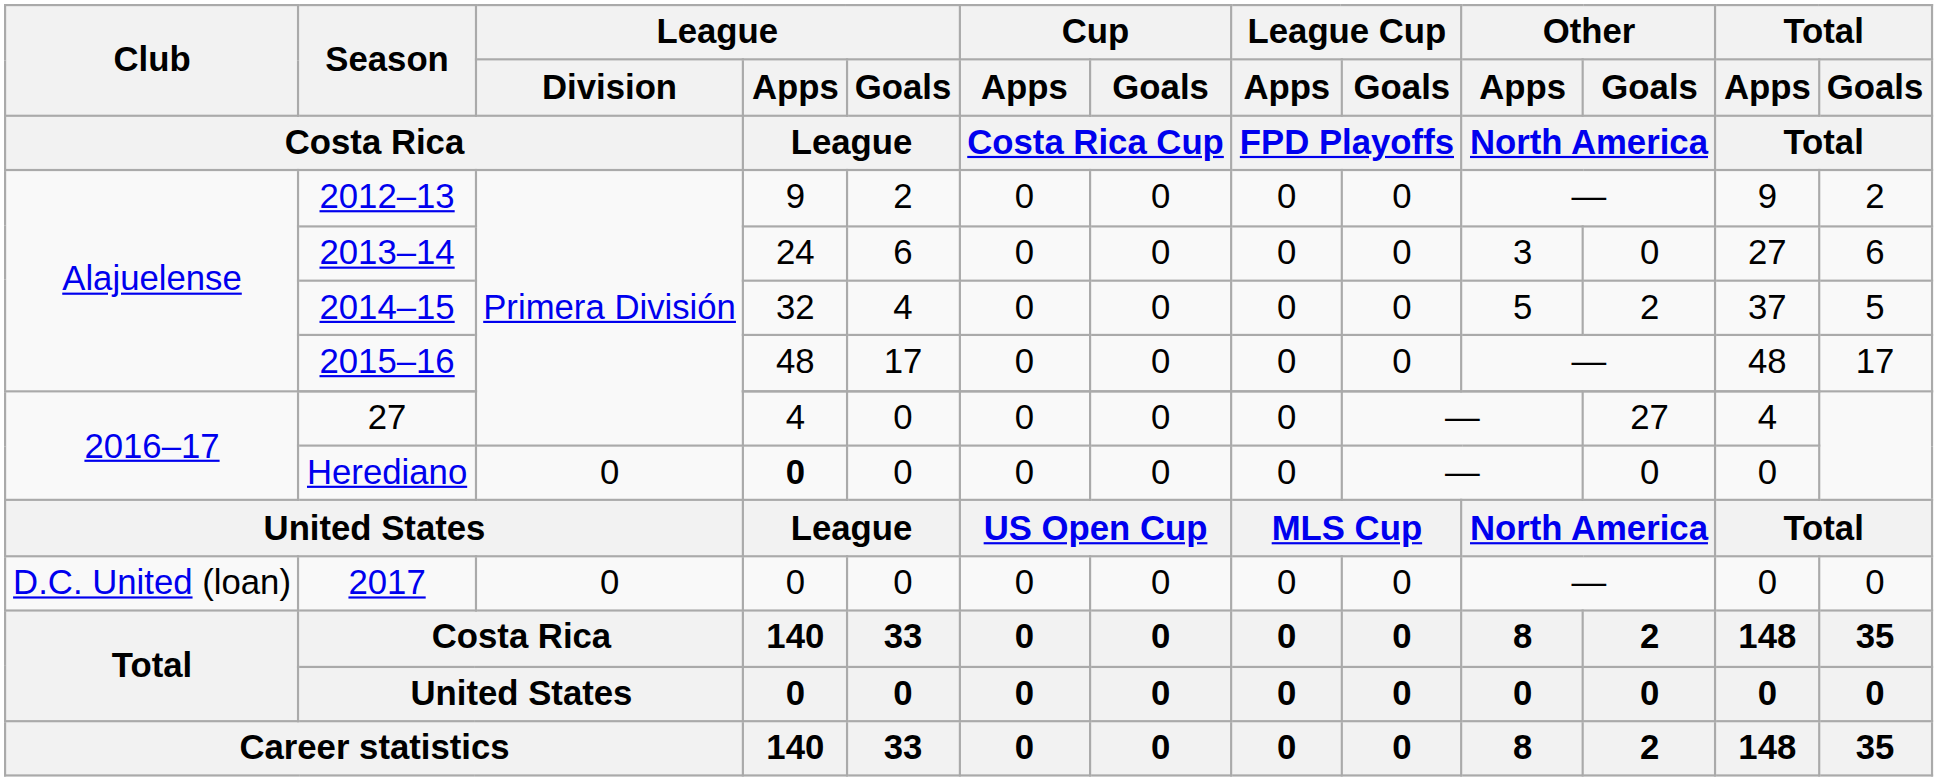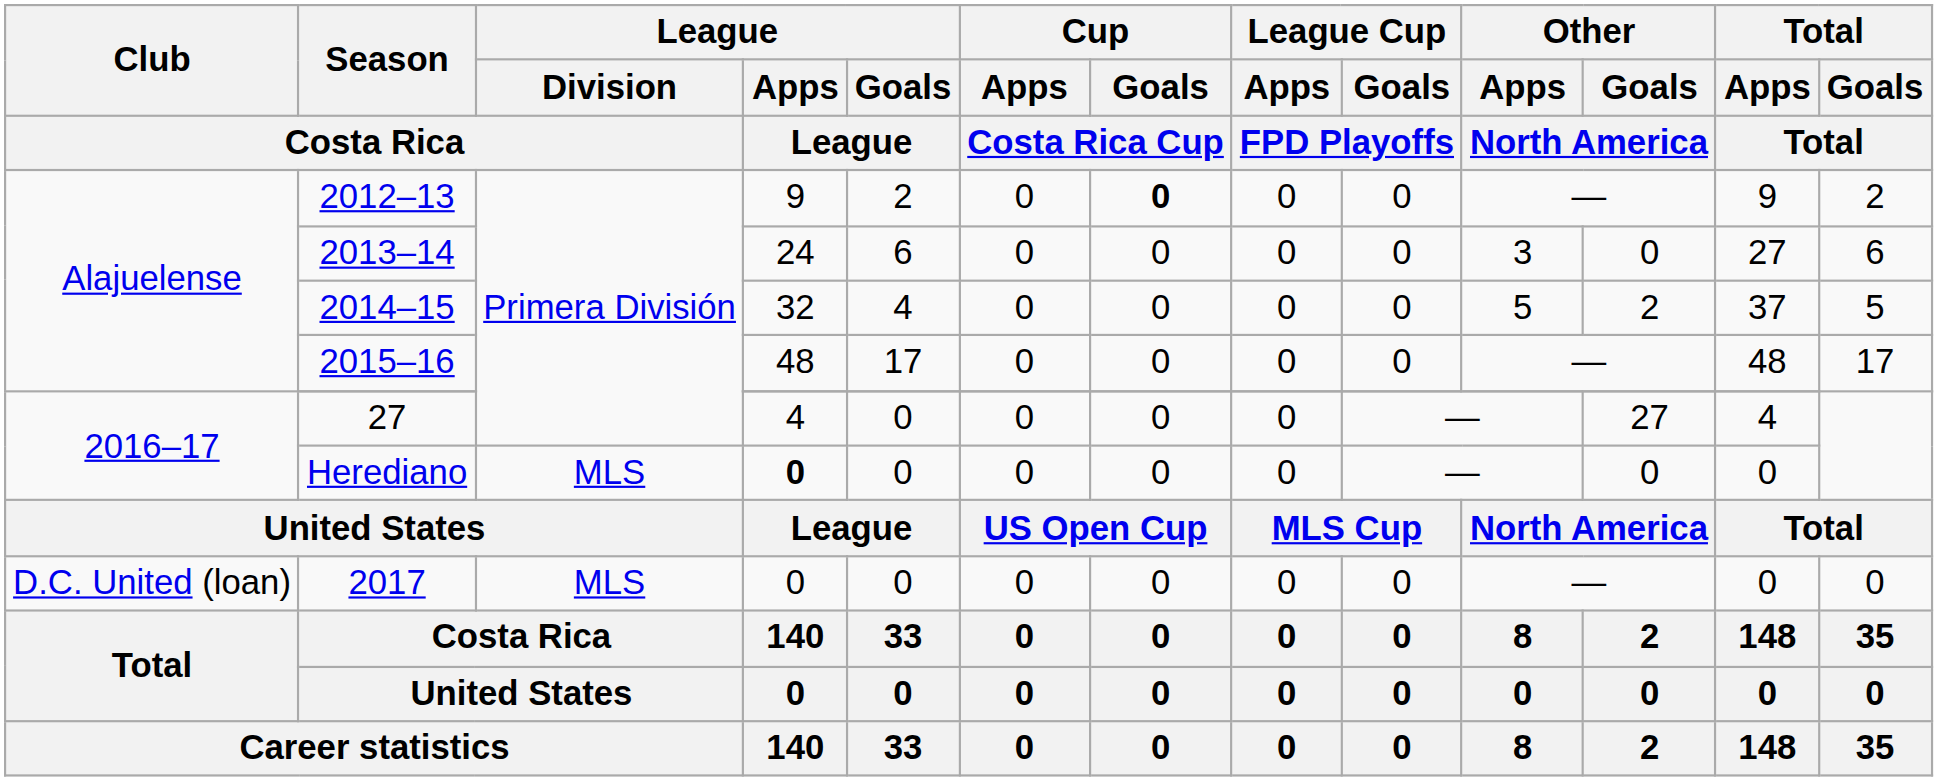(1161, 197) normal -> (1161, 197) bold
(610, 472) 0 -> (610, 472) MLS
(610, 582) 0 -> (610, 582) MLS
